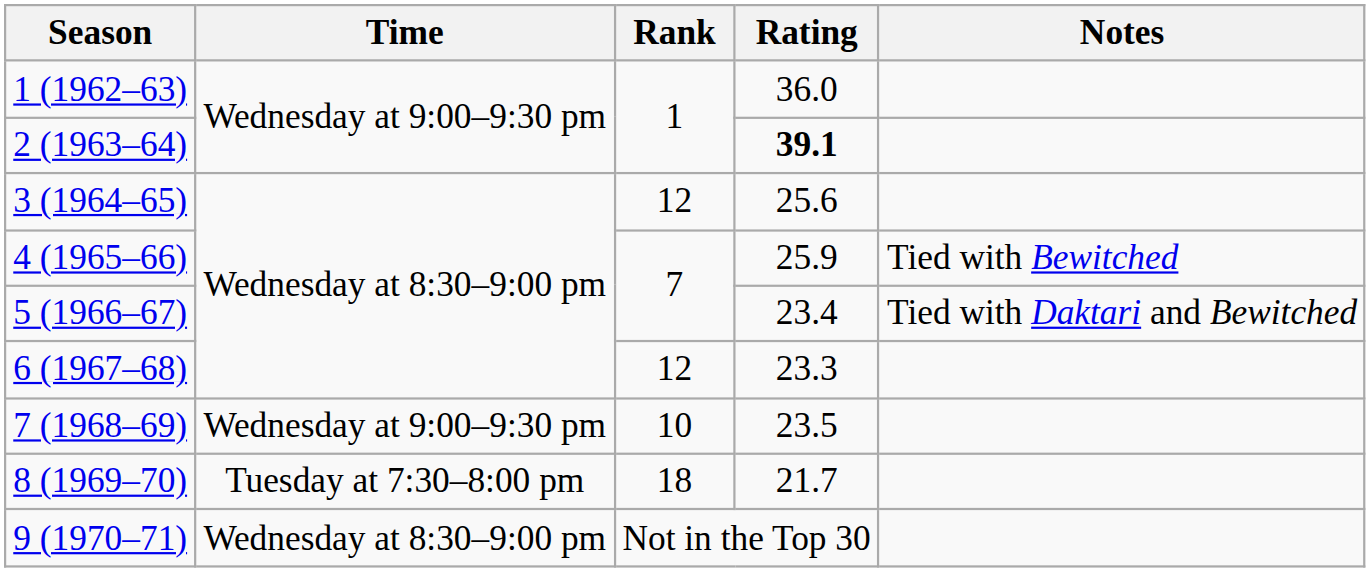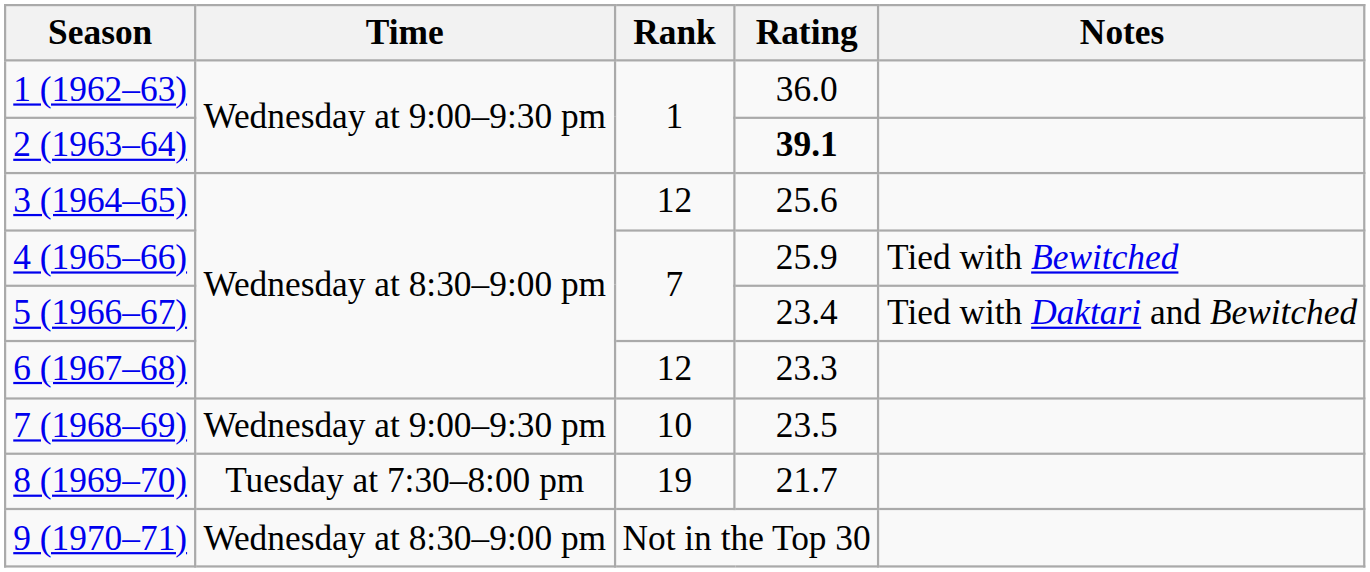(674, 481) 18 -> (674, 481) 19
